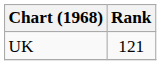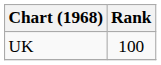(131, 45) 121 -> (131, 45) 100
